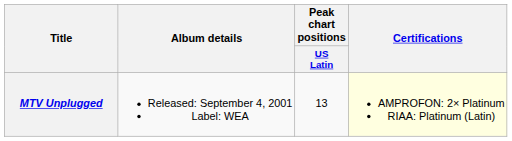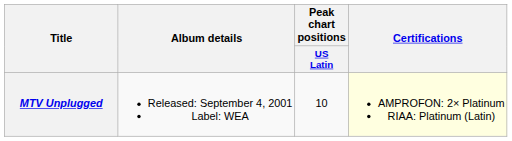(322, 104) 13 -> (322, 104) 10
